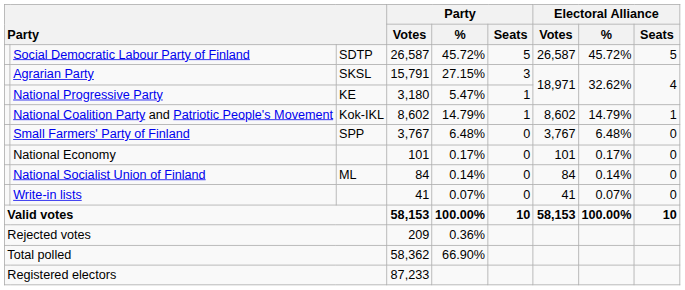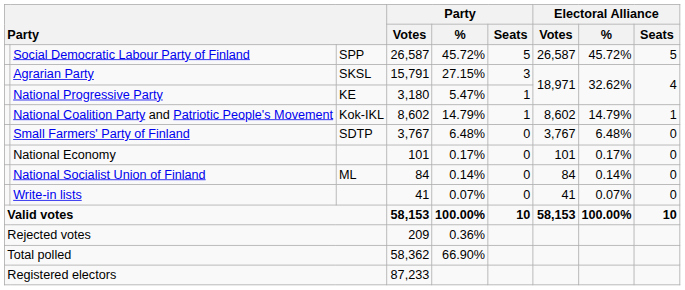(356, 54) SDTP -> (352, 54) SPP
(352, 134) SPP -> (356, 134) SDTP
